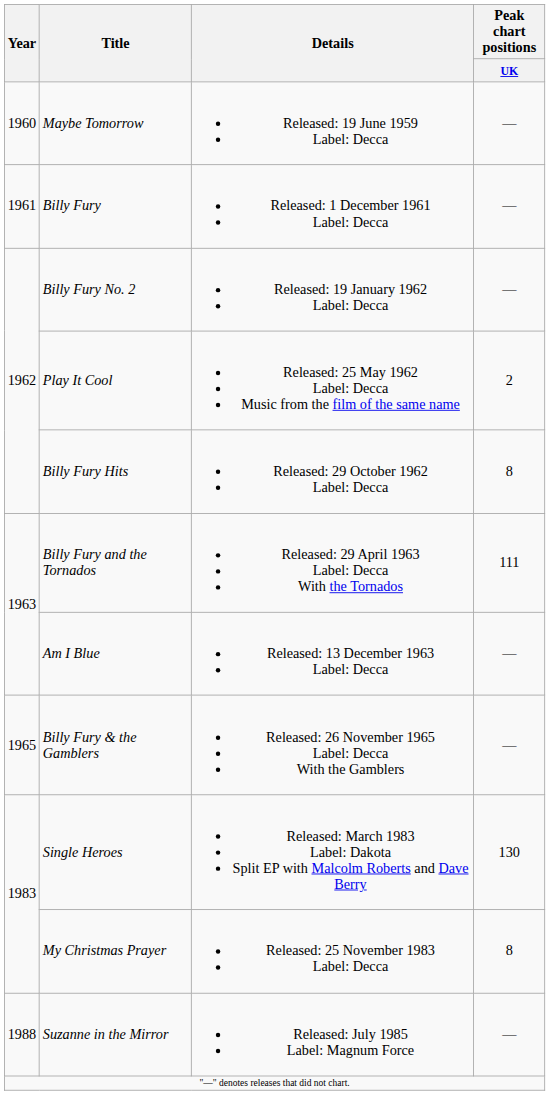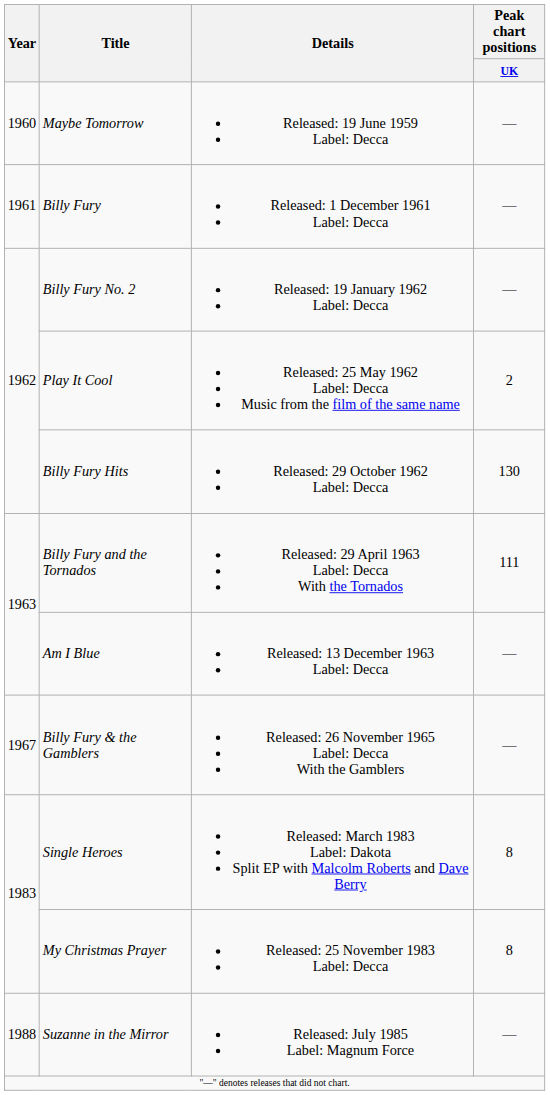(509, 471) 8 -> (509, 471) 130
(22, 745) 1965 -> (22, 745) 1967
(509, 852) 130 -> (509, 852) 8
